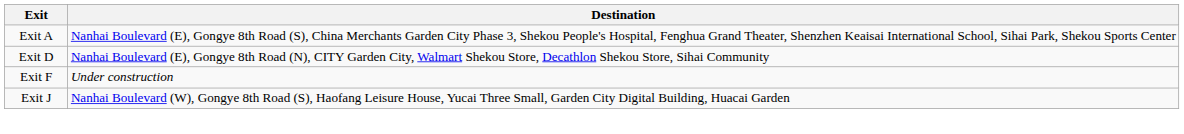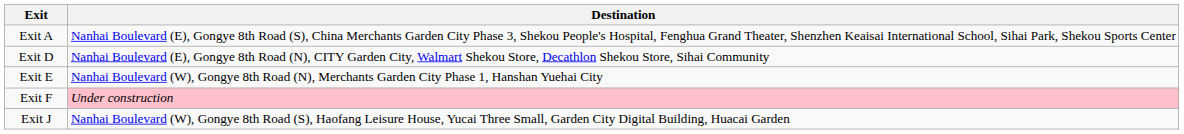+ row: (36, 77)
(122, 77) no background -> (122, 98) pink background
